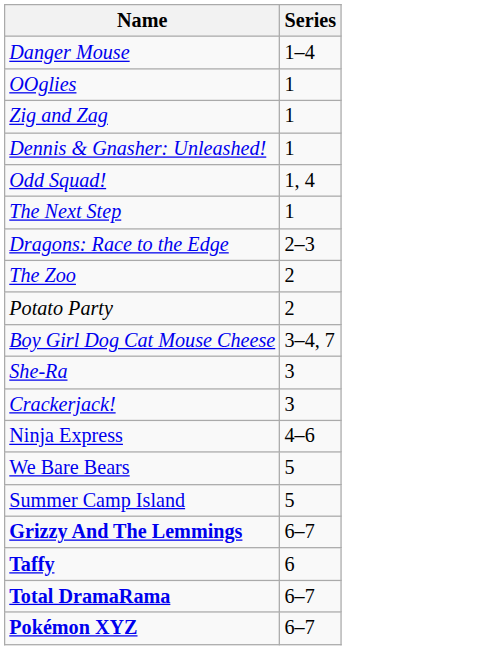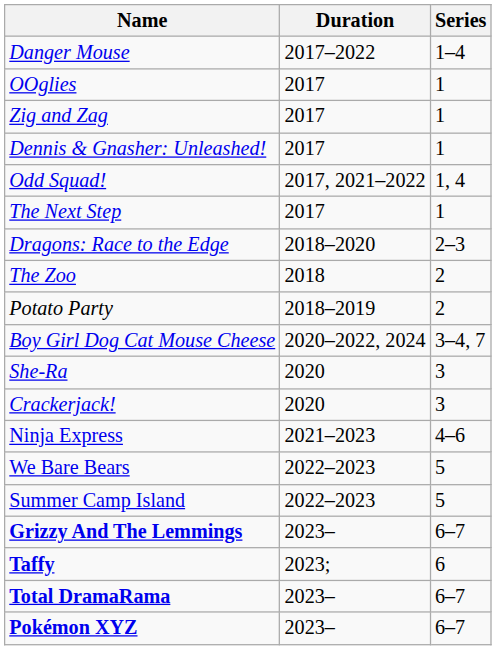+ column: (355, 20)
